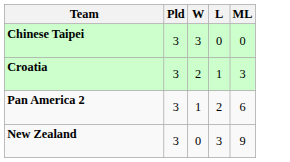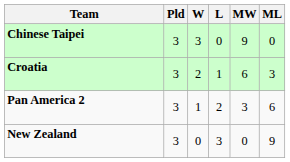+ column: (245, 14)
